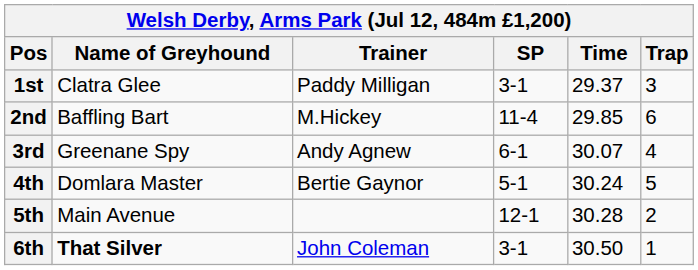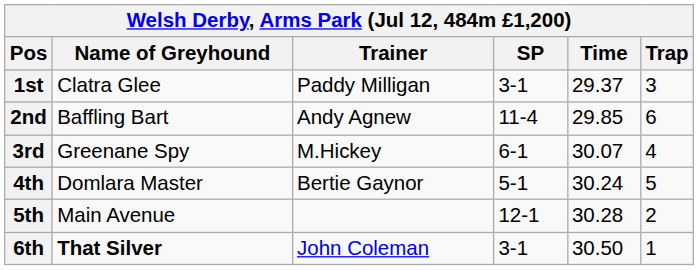(339, 118) M.Hickey -> (354, 118) Andy Agnew
(354, 150) Andy Agnew -> (339, 150) M.Hickey
